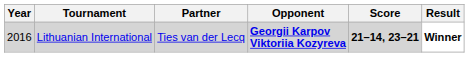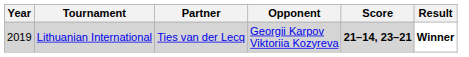(19, 37) 2016 -> (19, 37) 2019
(298, 37) bold -> (294, 37) normal
